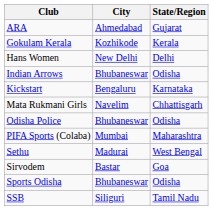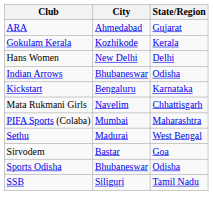- row: (34, 120)
